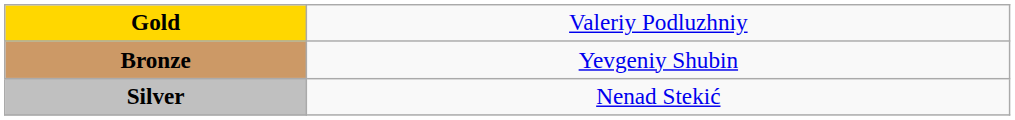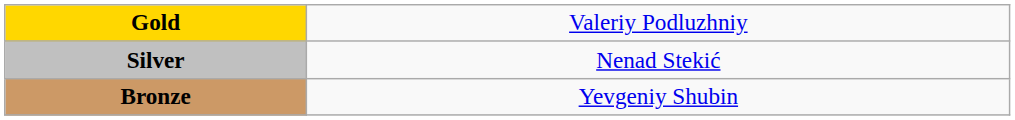rows swapped: (156, 96) <-> (156, 59)
